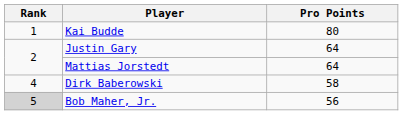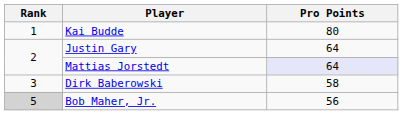(332, 66) no background -> (332, 66) lavender background
(34, 84) 4 -> (34, 84) 3
